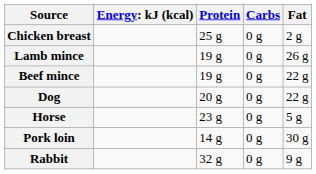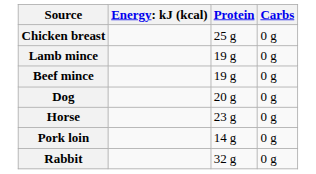- column: (297, 14)
